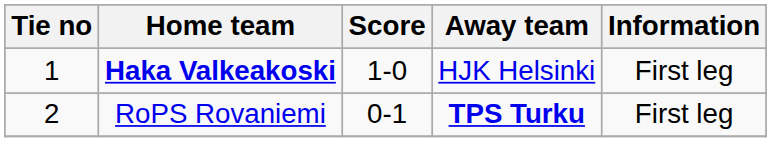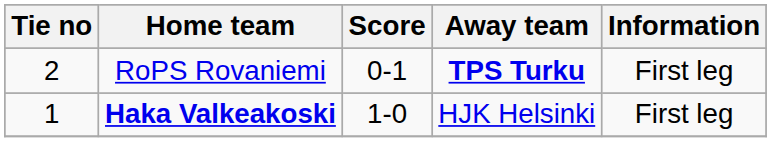rows swapped: (220, 70) <-> (220, 114)
